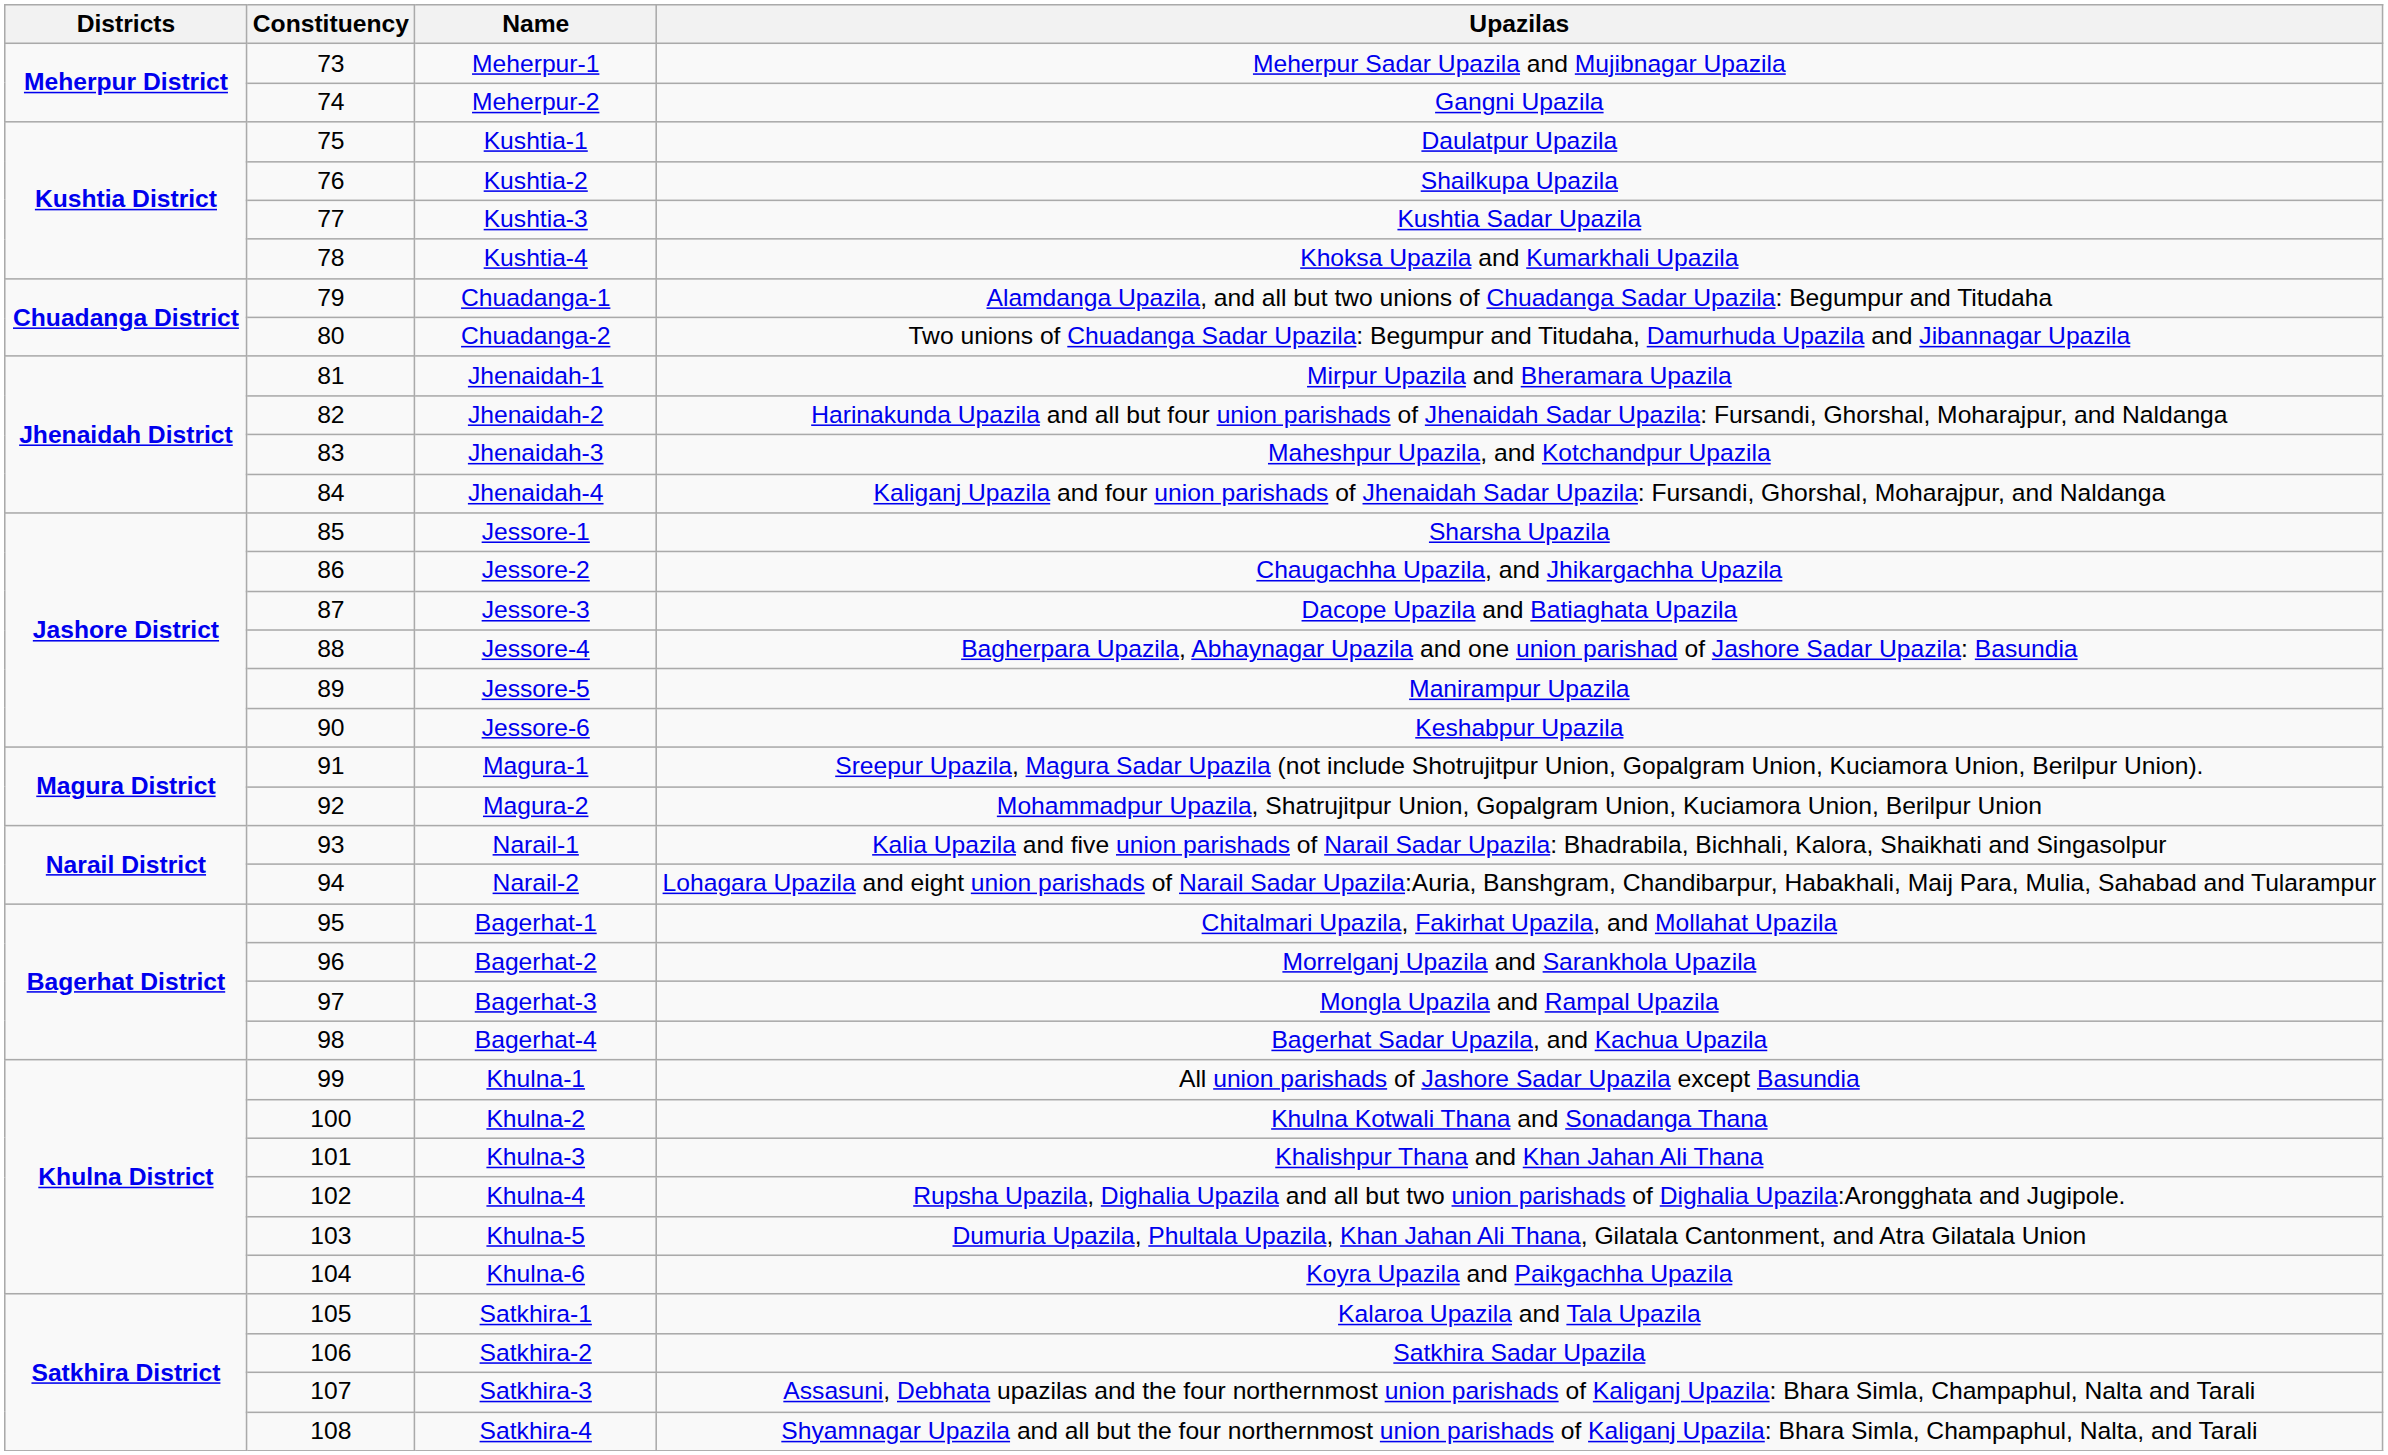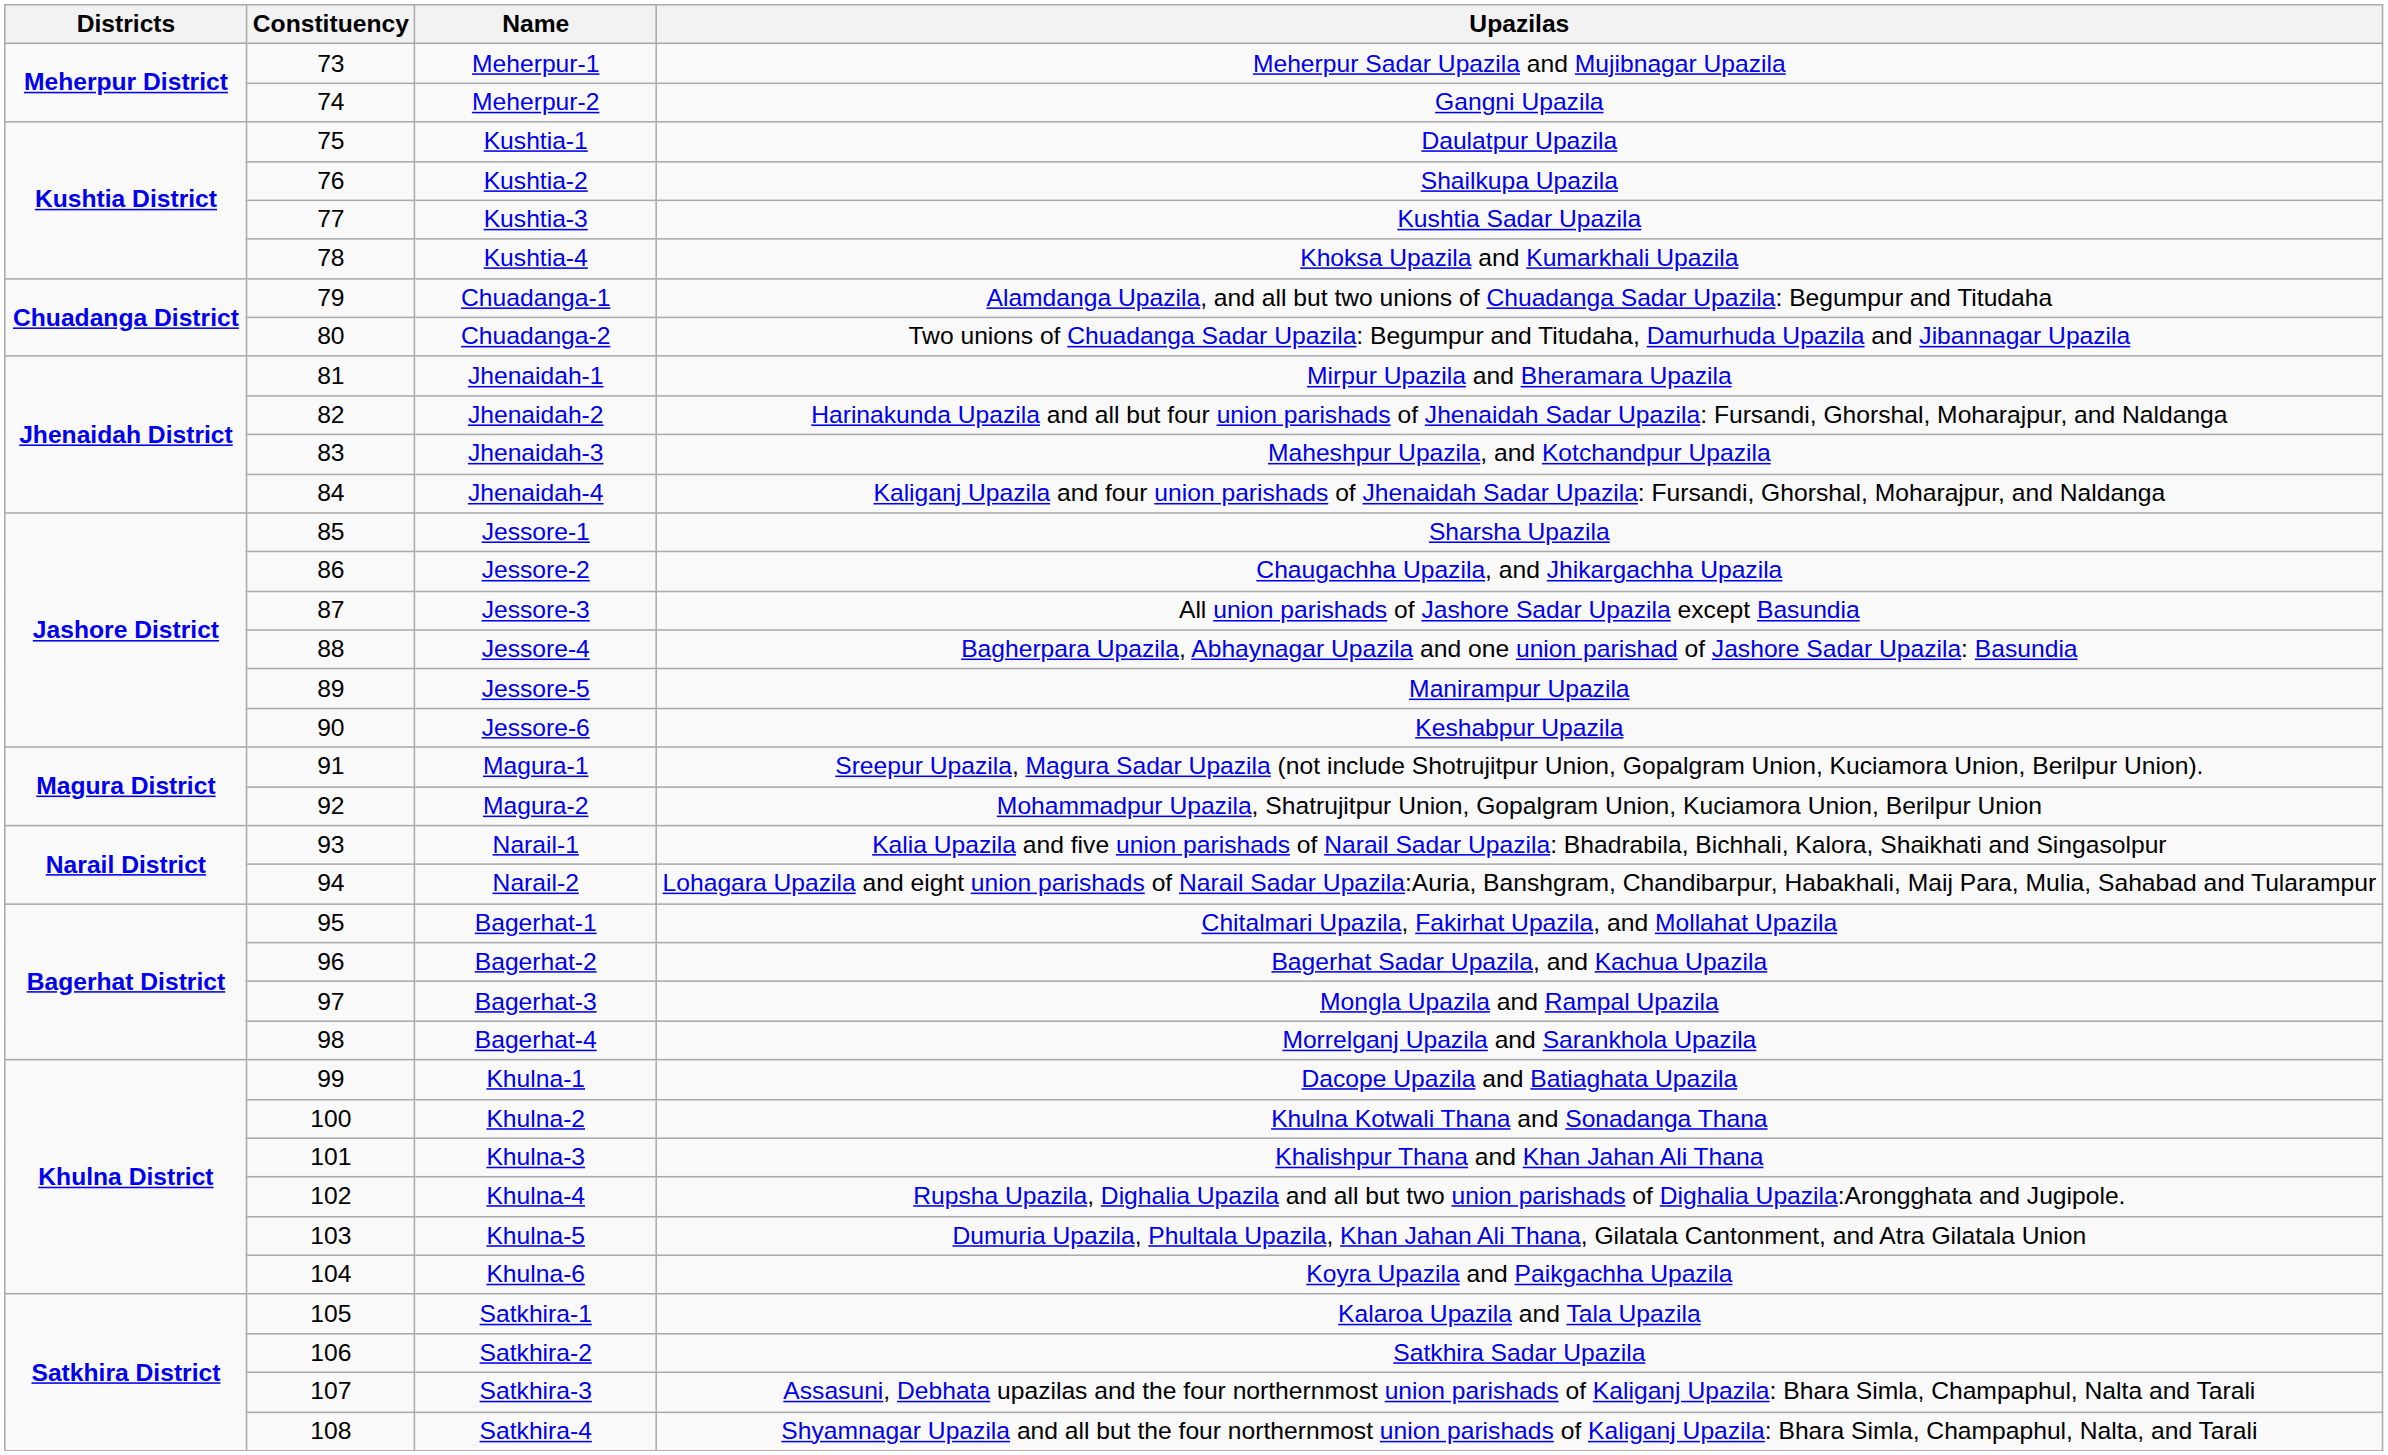(1519, 610) Dacope Upazila and Batiaghata Upazila -> (1519, 610) All union parishads of Jashore Sadar Upazila except Basundia
(1519, 961) Morrelganj Upazila and Sarankhola Upazila -> (1519, 961) Bagerhat Sadar Upazila, and Kachua Upazila
(1519, 1040) Bagerhat Sadar Upazila, and Kachua Upazila -> (1519, 1040) Morrelganj Upazila and Sarankhola Upazila
(1519, 1079) All union parishads of Jashore Sadar Upazila except Basundia -> (1519, 1079) Dacope Upazila and Batiaghata Upazila
